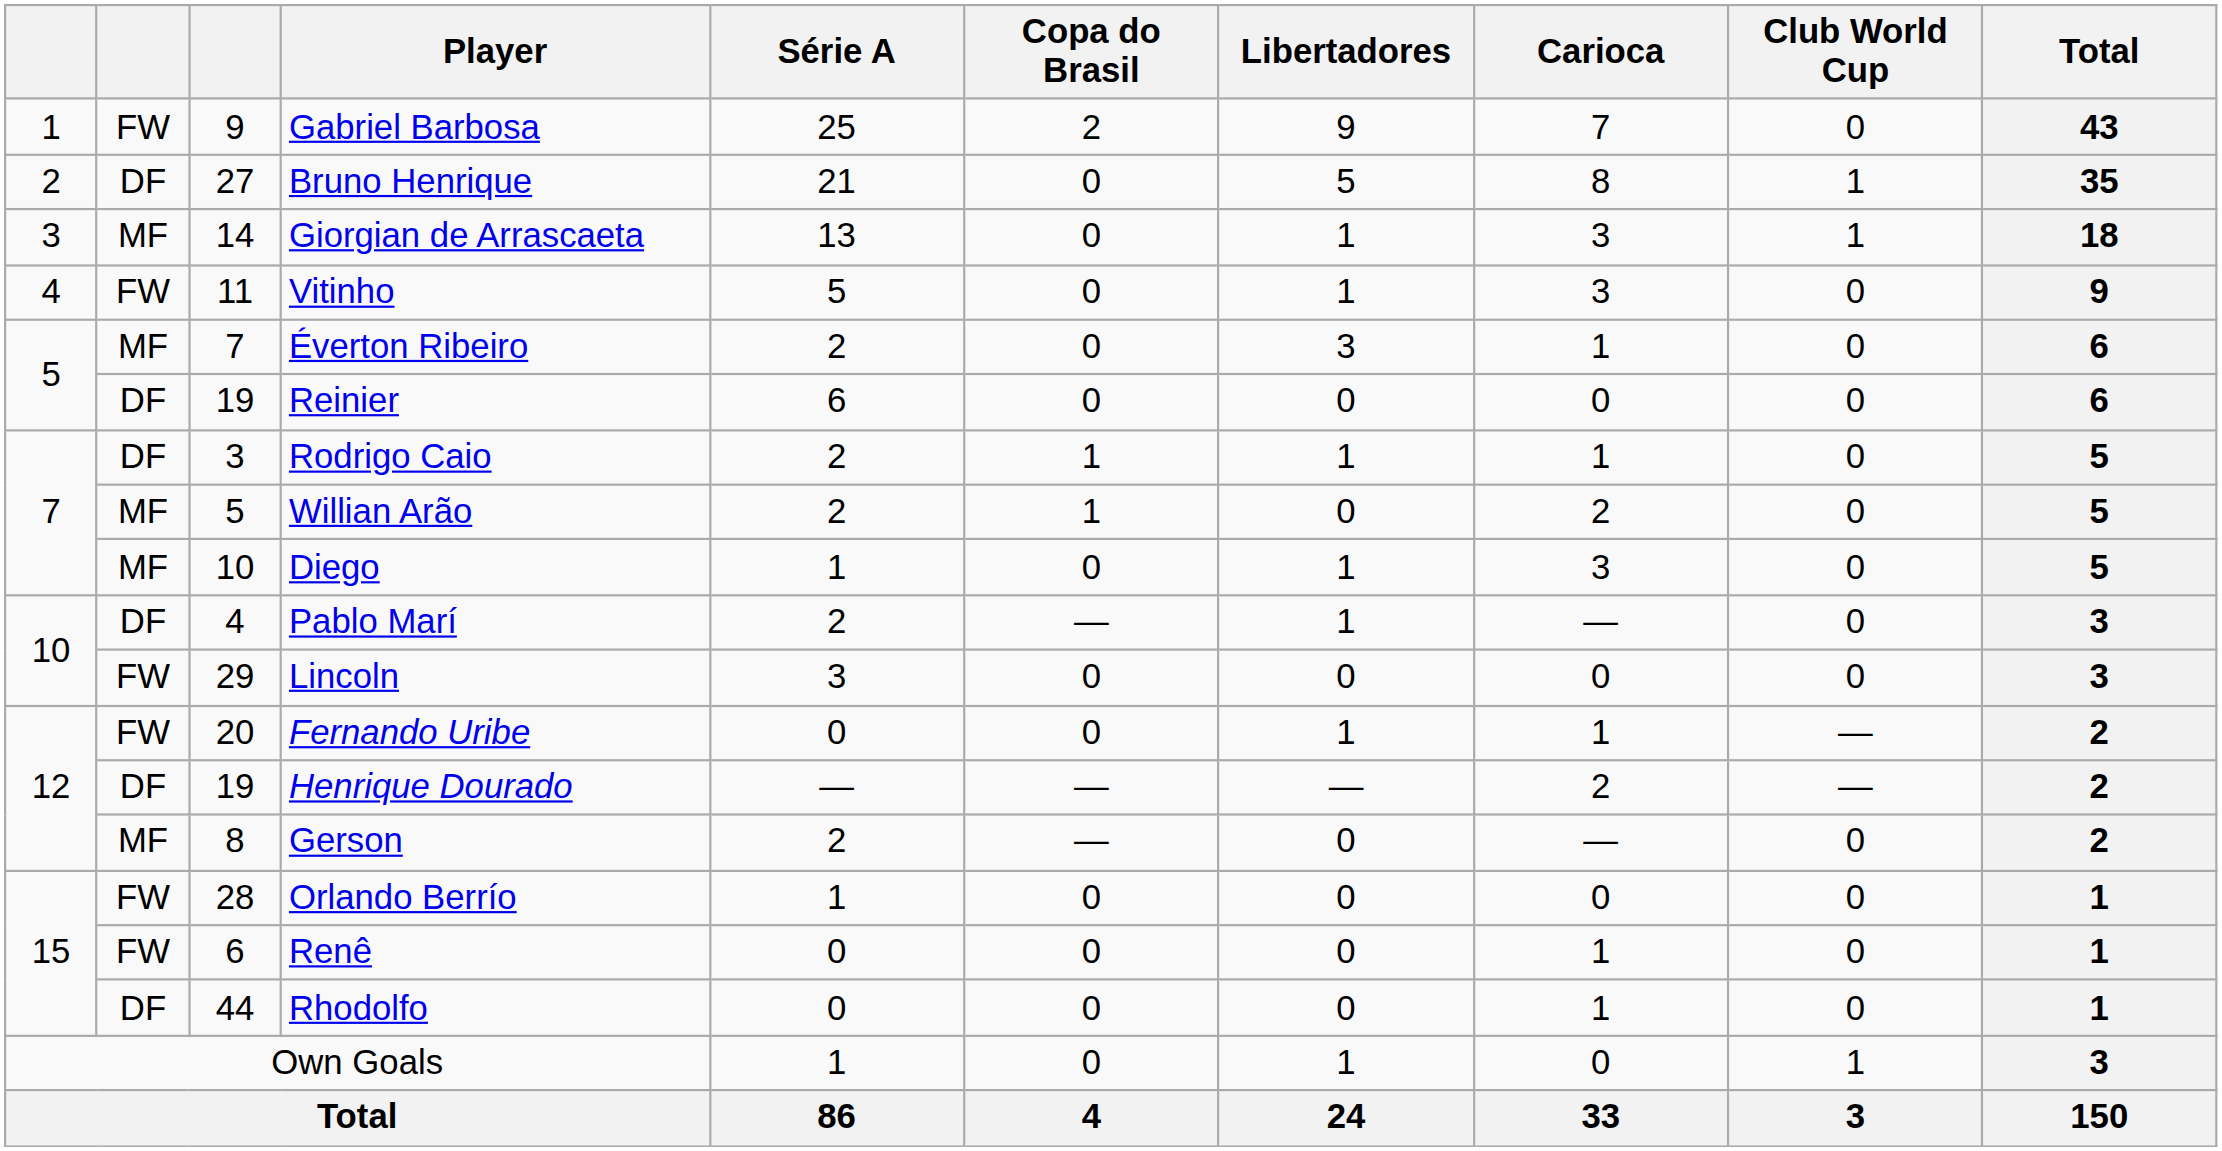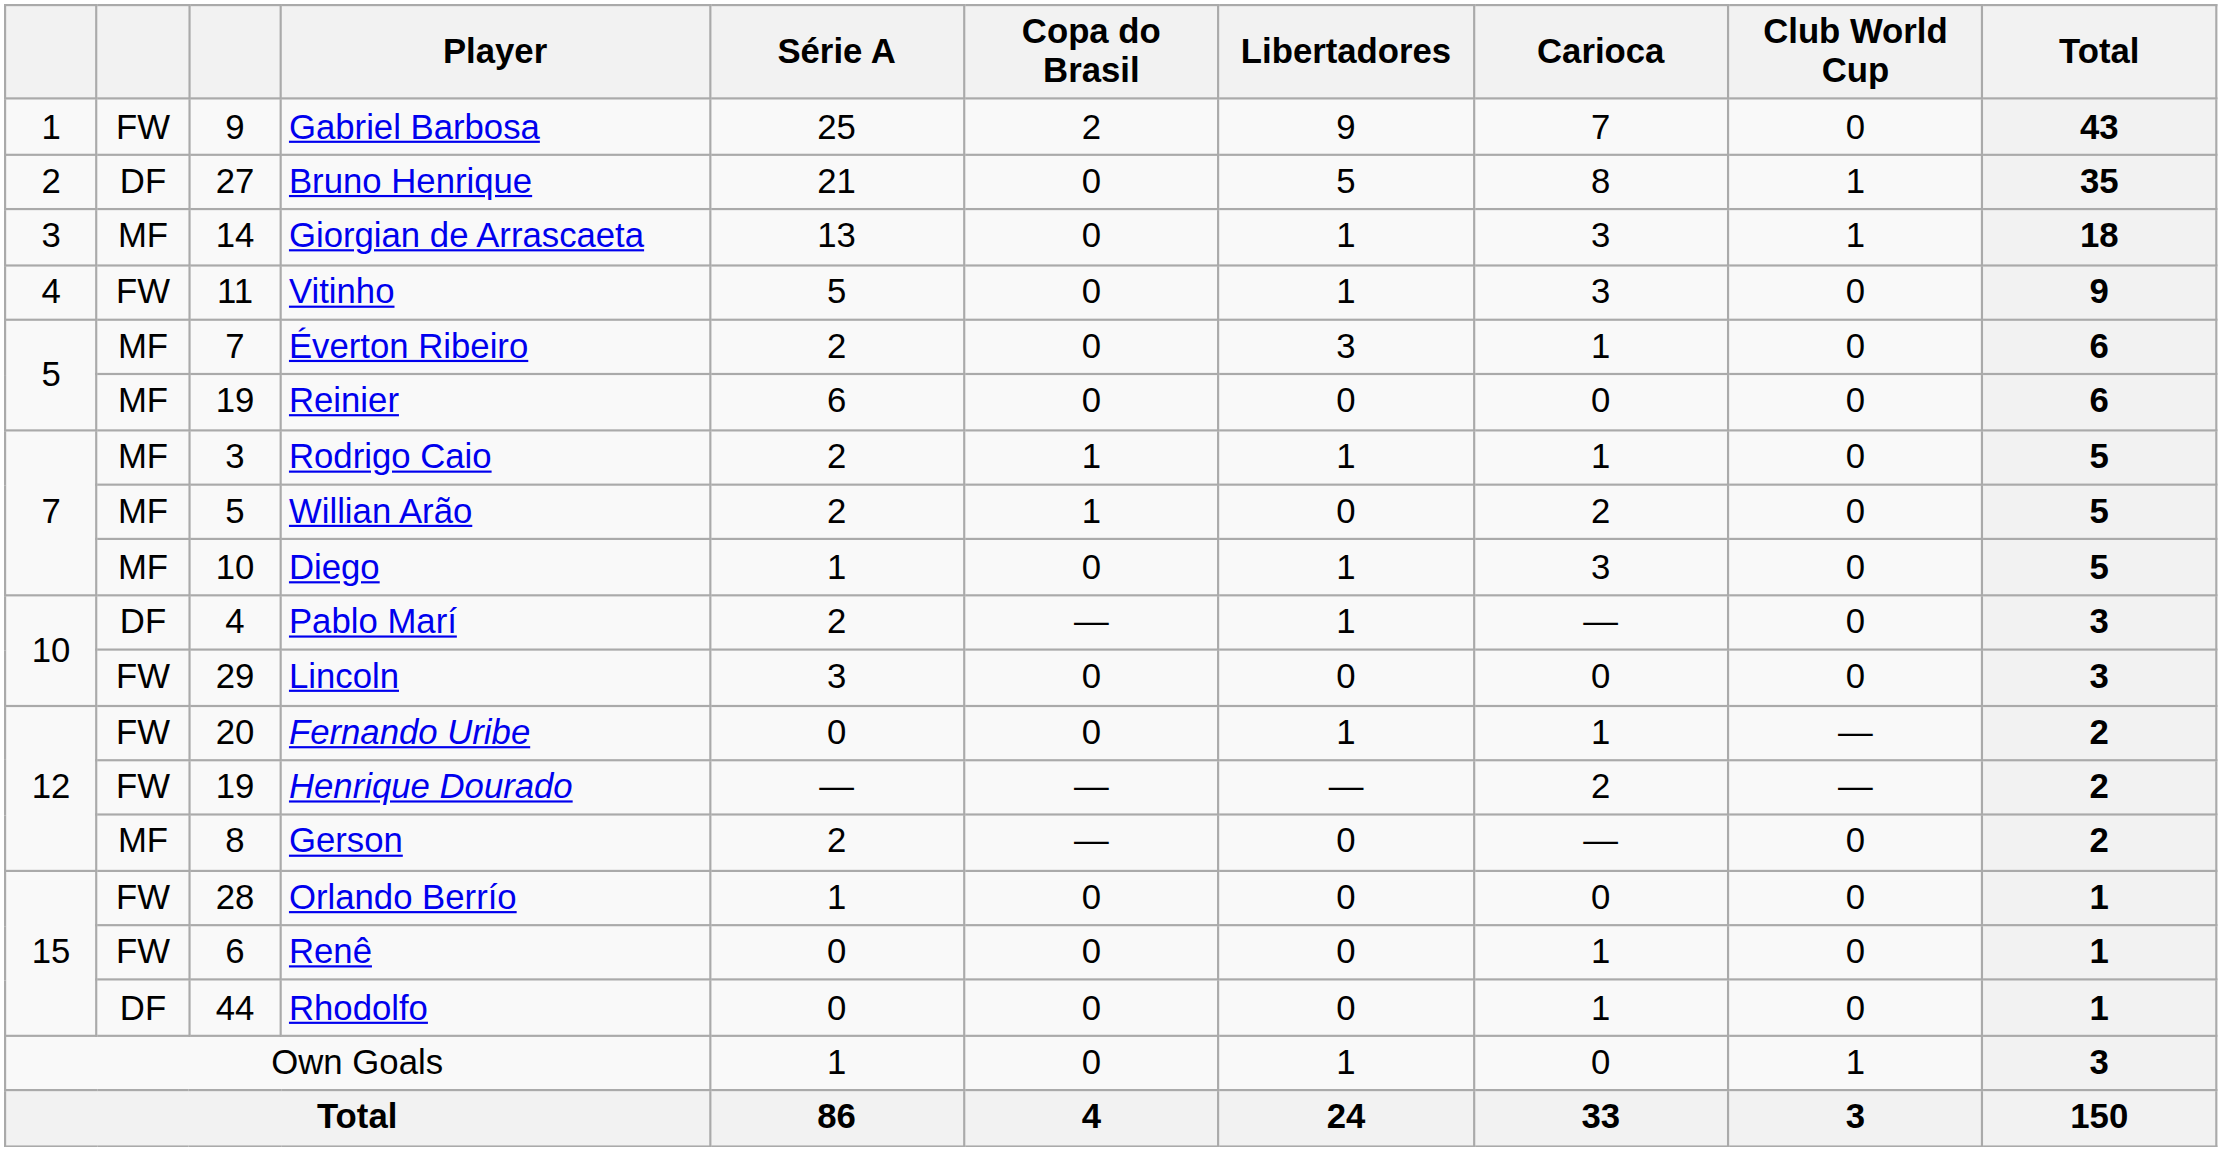(143, 401) DF -> (143, 401) MF
(143, 456) DF -> (143, 456) MF
(143, 786) DF -> (143, 786) FW
